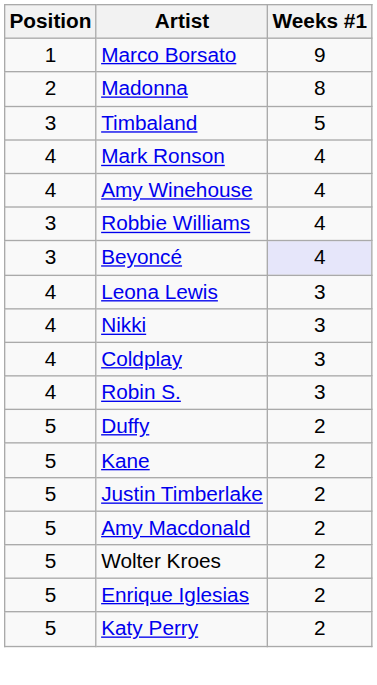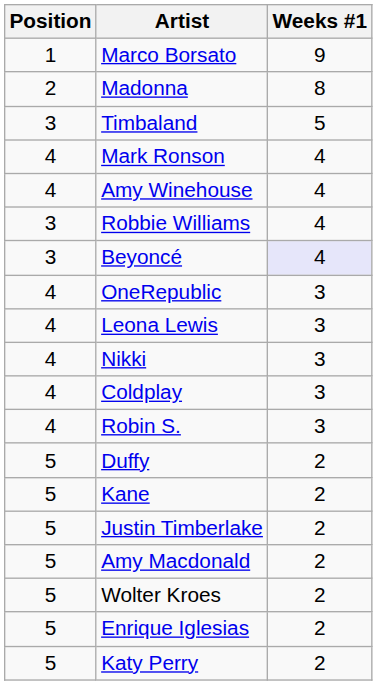+ row: (161, 290)
